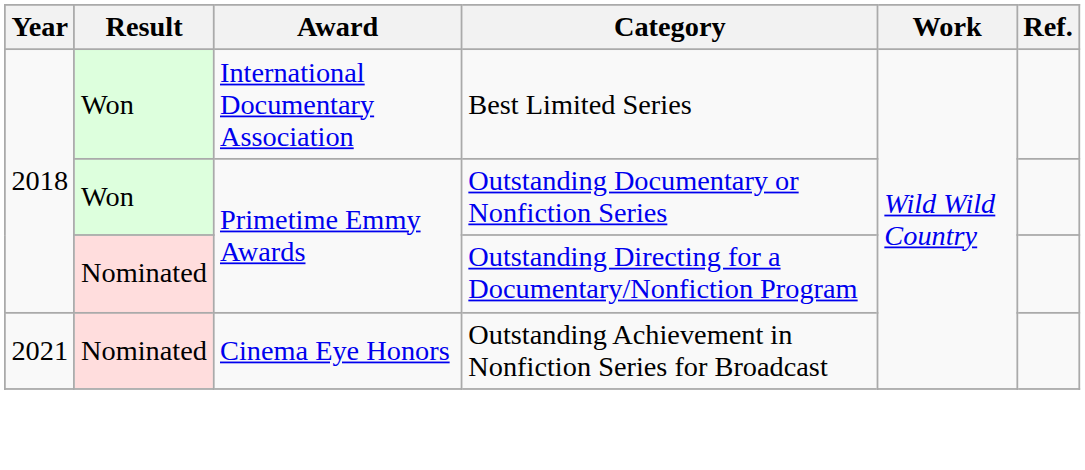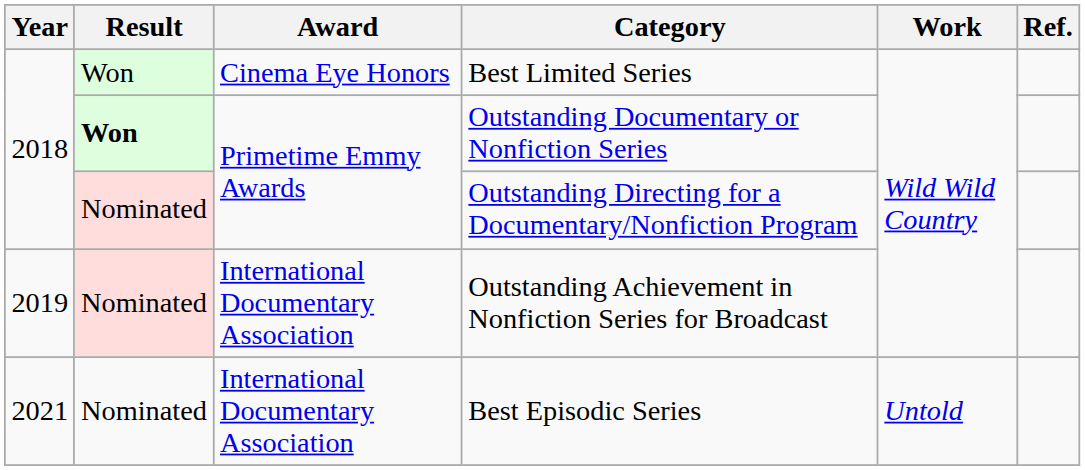(297, 103) International Documentary Association -> (335, 71) Cinema Eye Honors
(108, 196) normal -> (109, 132) bold
(40, 349) 2021 -> (40, 302) 2019
(335, 349) Cinema Eye Honors -> (297, 302) International Documentary Association
+ row: (585, 410)
